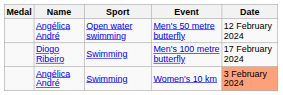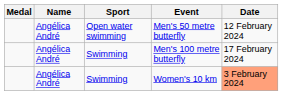(50, 55) Diogo Ribeiro -> (53, 55) Angélica André
